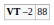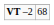(42, 12) 88 -> (42, 12) 68
